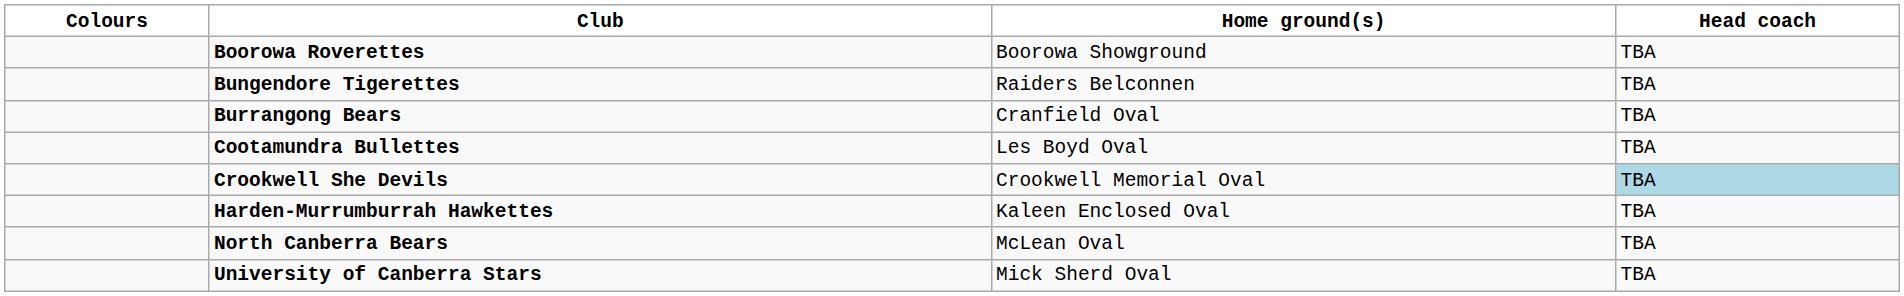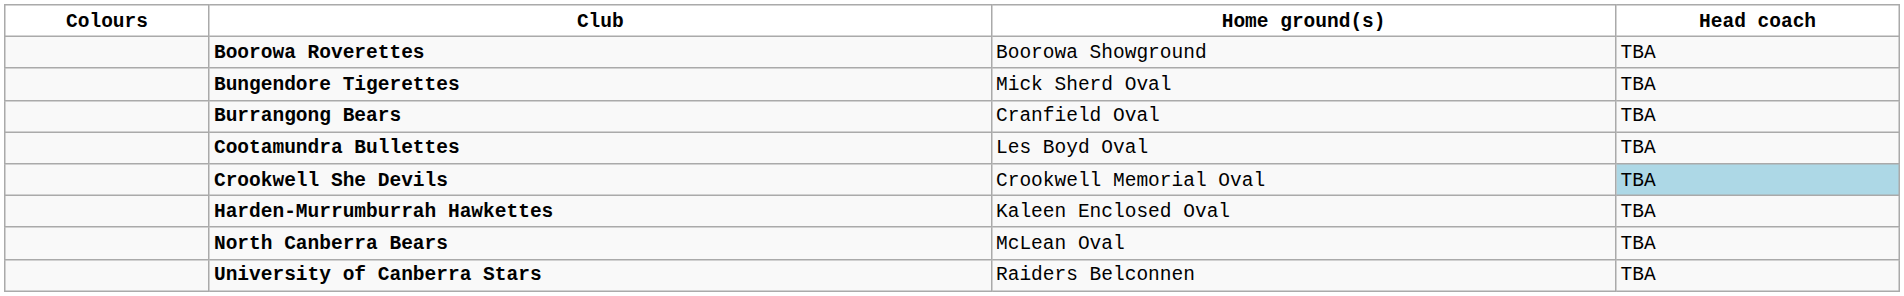(1095, 84) Raiders Belconnen -> (1084, 84) Mick Sherd Oval
(1084, 275) Mick Sherd Oval -> (1095, 275) Raiders Belconnen
